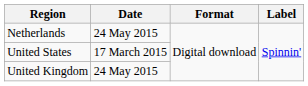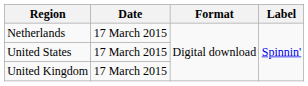(126, 33) 24 May 2015 -> (130, 33) 17 March 2015
(126, 71) 24 May 2015 -> (130, 71) 17 March 2015
